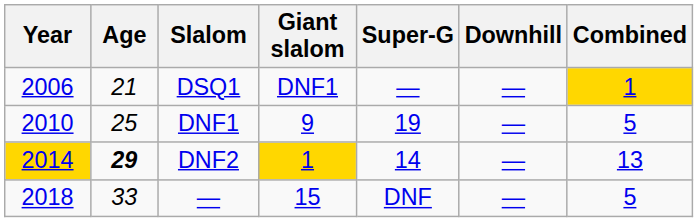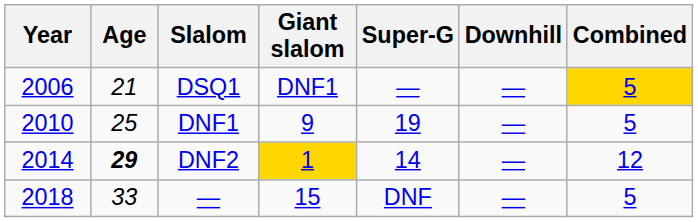(630, 86) 1 -> (630, 86) 5
(48, 160) gold background -> (48, 160) no background
(630, 160) 13 -> (630, 160) 12
